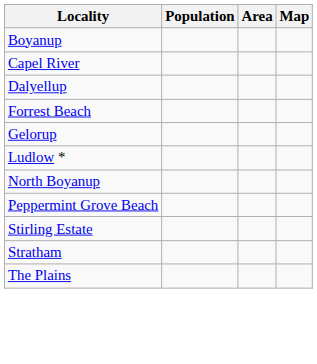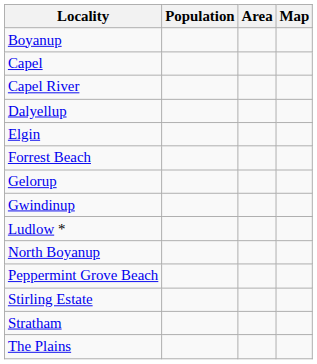+ row: (25, 63)
+ row: (24, 134)
+ row: (41, 205)
